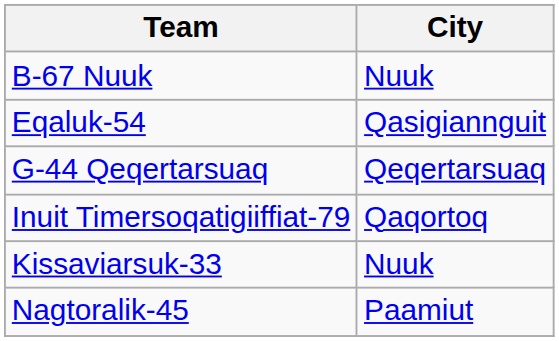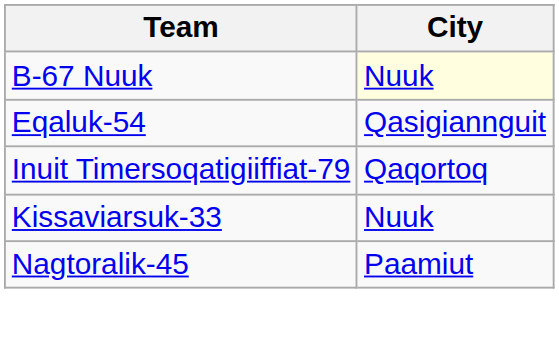(399, 75) no background -> (399, 75) lightyellow background
- row: (140, 169)
